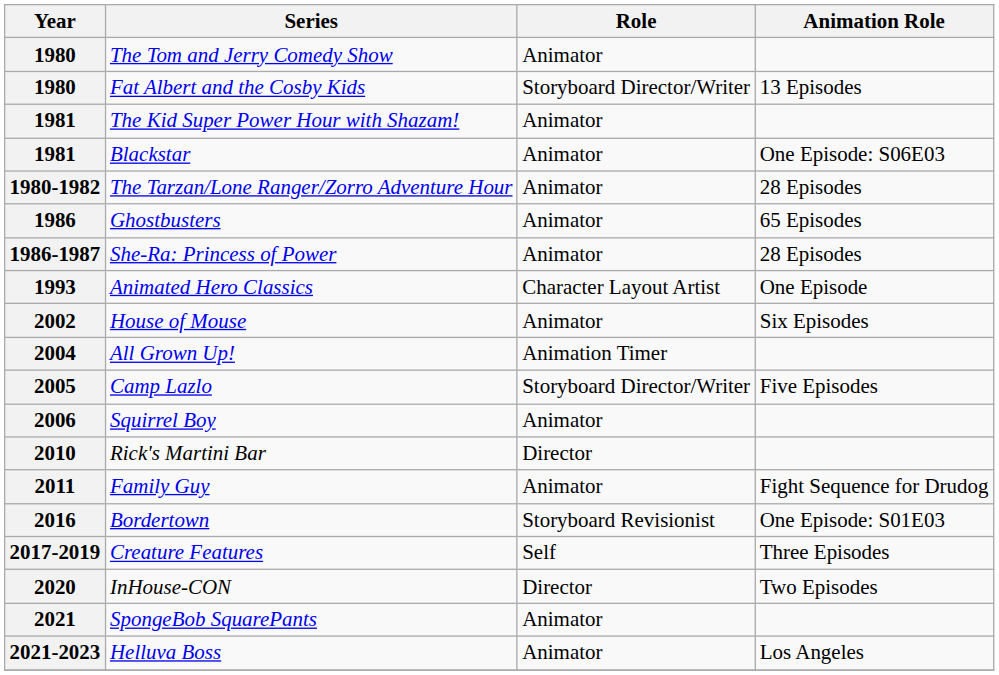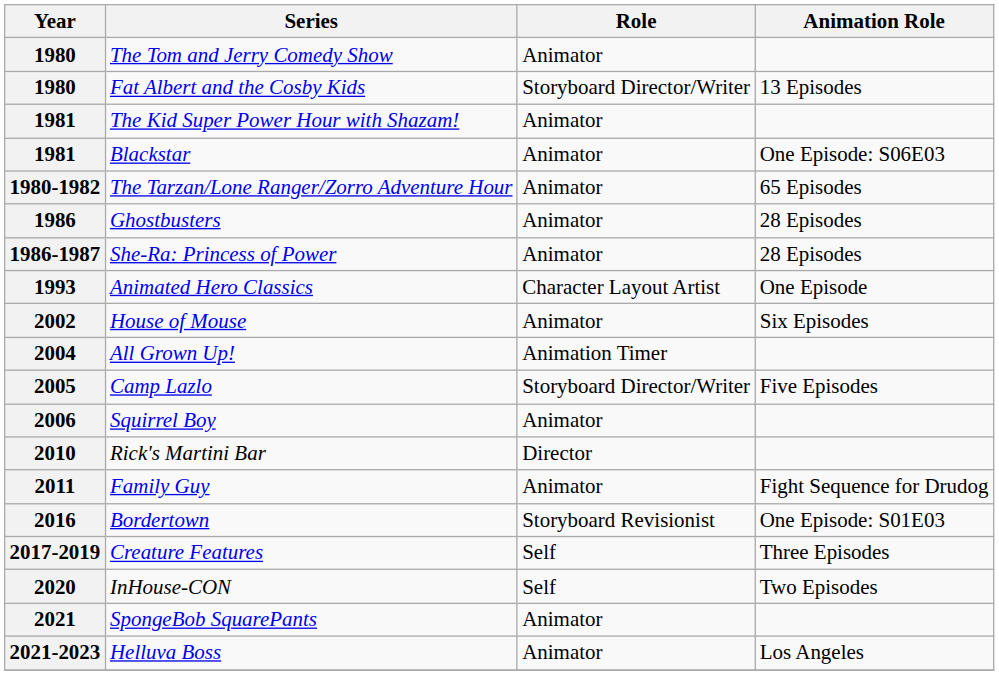(811, 187) 28 Episodes -> (811, 187) 65 Episodes
(811, 220) 65 Episodes -> (811, 220) 28 Episodes
(557, 586) Director -> (539, 586) Self
